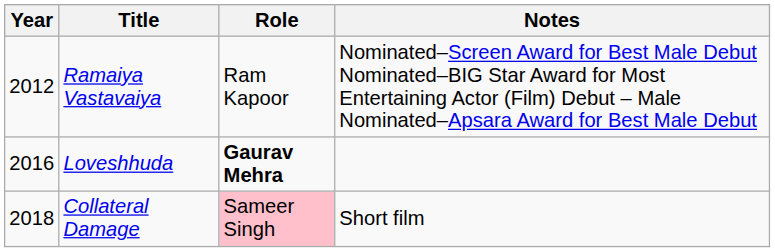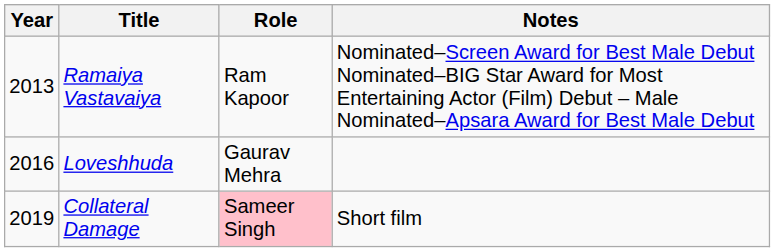(32, 86) 2012 -> (32, 86) 2013
(258, 163) bold -> (257, 163) normal
(32, 218) 2018 -> (32, 218) 2019
